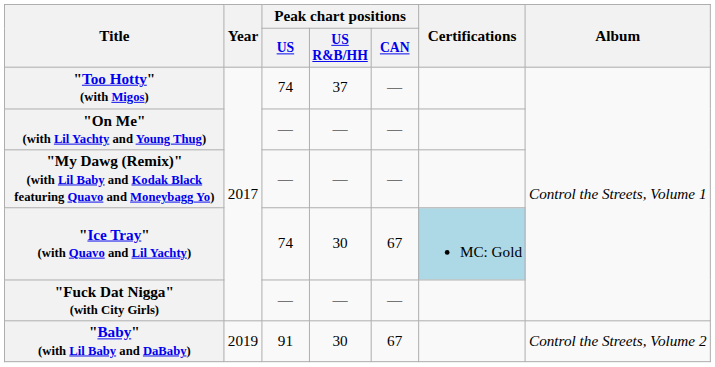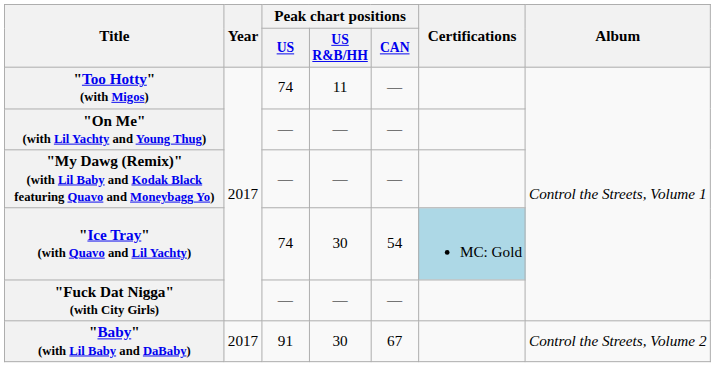(340, 87) 37 -> (340, 87) 11
(395, 243) 67 -> (395, 243) 54
(243, 341) 2019 -> (243, 341) 2017
